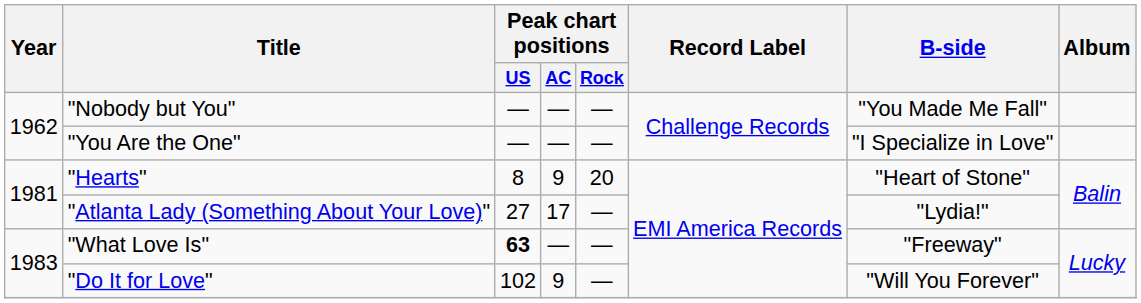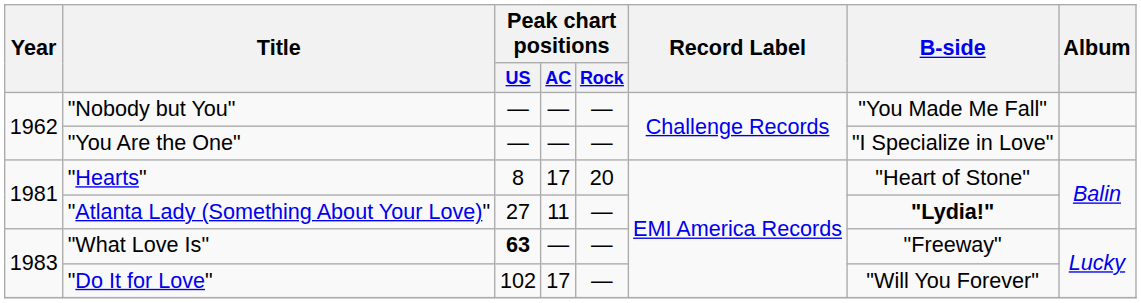(558, 177) 9 -> (558, 177) 17
(558, 211) 17 -> (558, 211) 11
(953, 211) normal -> (953, 211) bold
(558, 280) 9 -> (558, 280) 17
